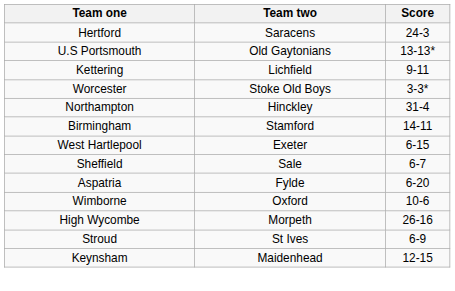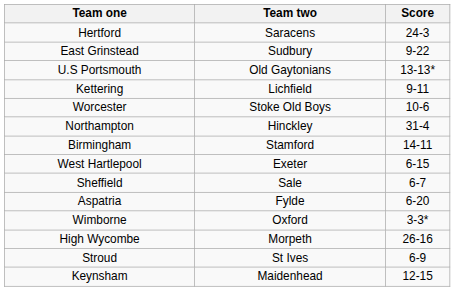+ row: (100, 51)
(418, 88) 3-3* -> (418, 107) 10-6
(418, 201) 10-6 -> (418, 220) 3-3*
